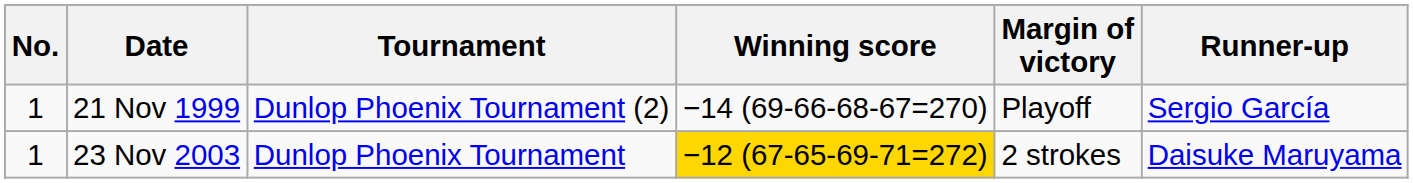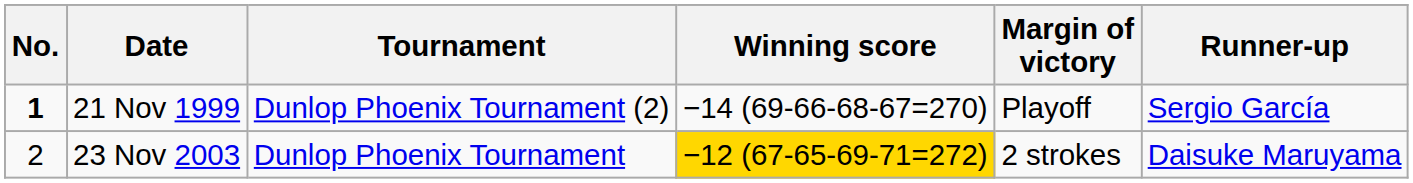(36, 108) normal -> (36, 108) bold
(36, 155) 1 -> (36, 155) 2
